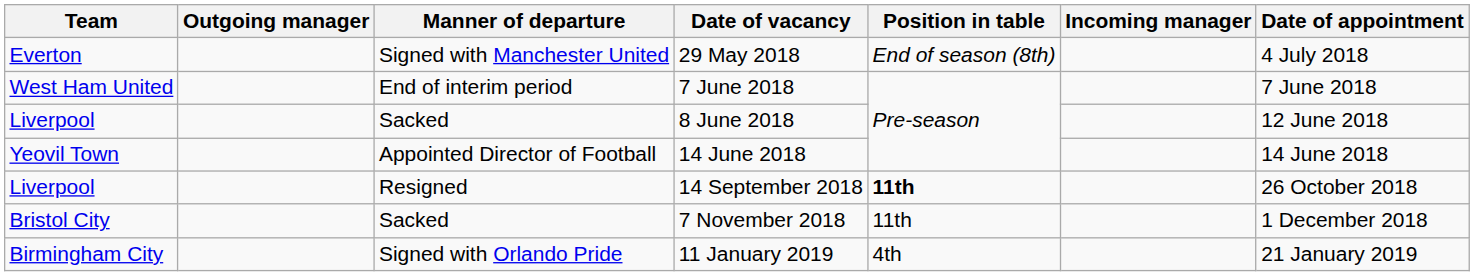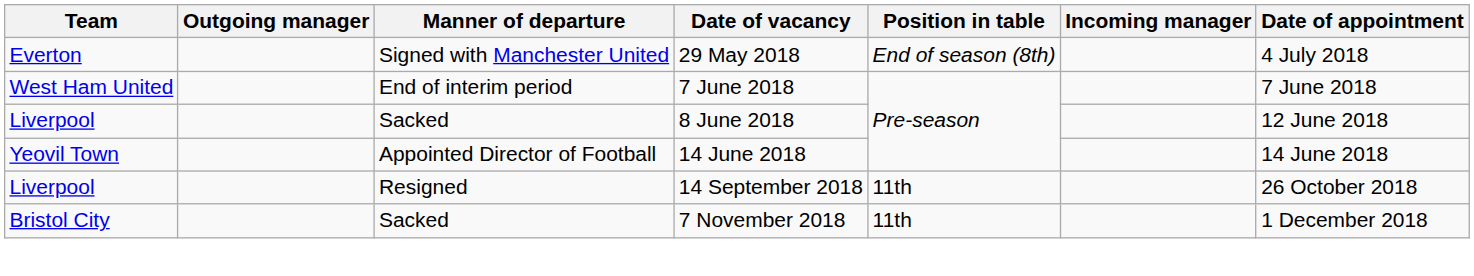(894, 187) bold -> (892, 187) normal
- row: (756, 253)
